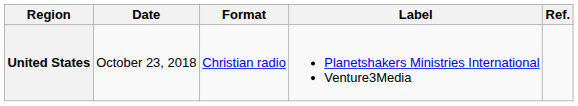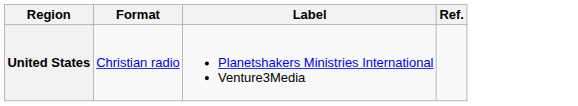- column: (146, 14)
